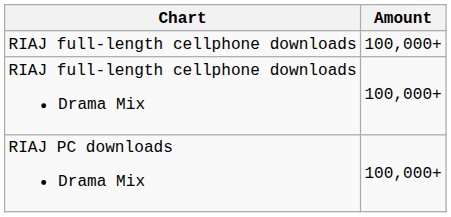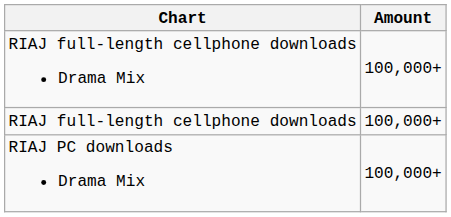rows swapped: (183, 44) <-> (183, 88)
